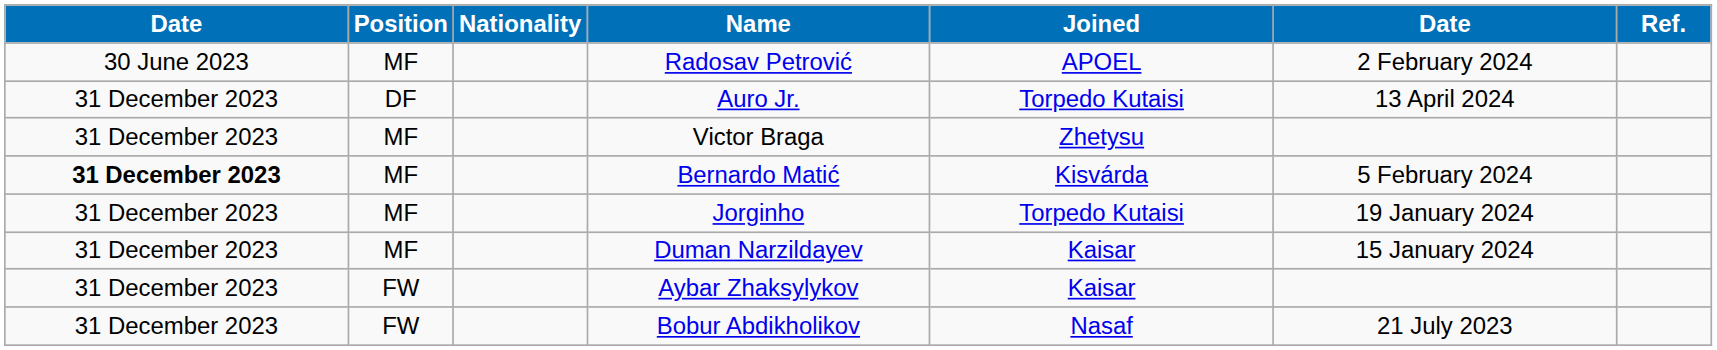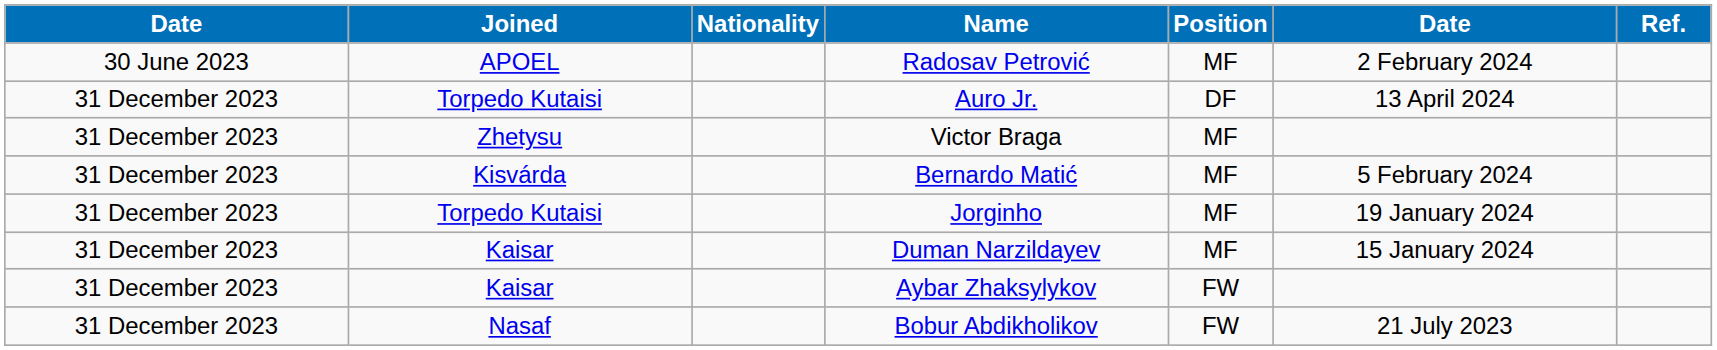columns swapped: (401, 24) <-> (1102, 24)
(176, 175) bold -> (176, 175) normal
